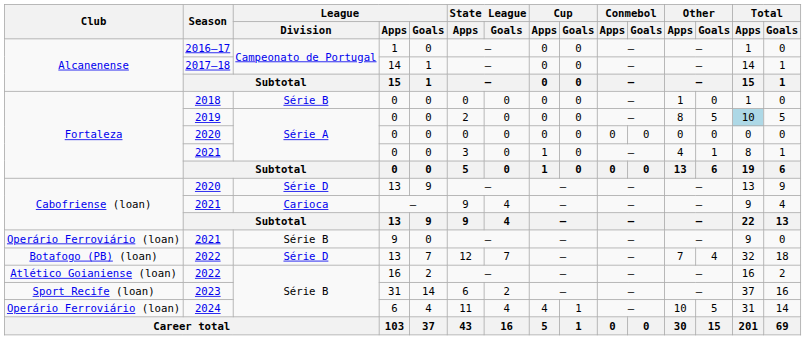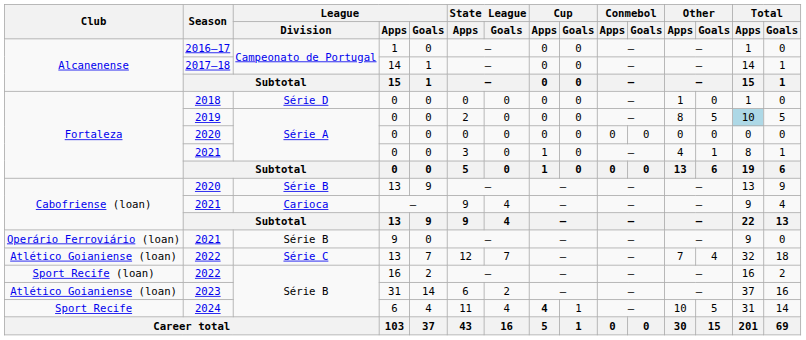(306, 100) Série B -> (306, 100) Série D
(306, 187) Série D -> (306, 187) Série B
(94, 256) Botafogo (PB) (loan) -> (94, 256) Atlético Goianiense (loan)
(306, 256) Série D -> (306, 256) Série C
(94, 274) Atlético Goianiense (loan) -> (94, 274) Sport Recife (loan)
(94, 291) Sport Recife (loan) -> (94, 291) Atlético Goianiense (loan)
(94, 308) Operário Ferroviário (loan) -> (94, 308) Sport Recife
(544, 308) normal -> (544, 308) bold
